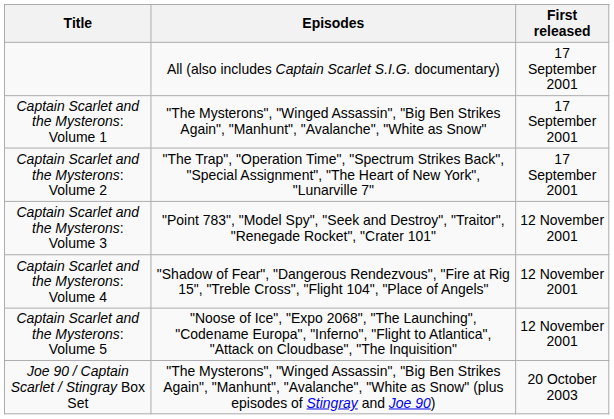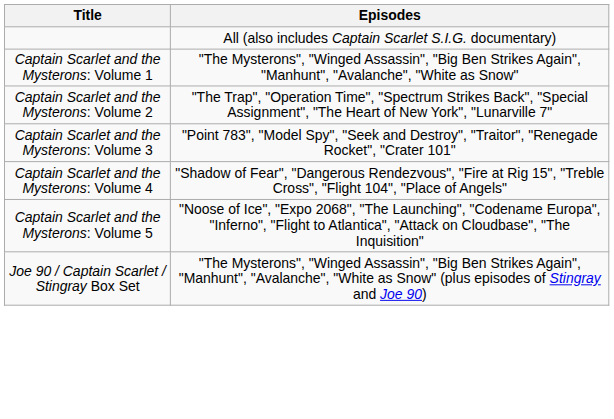- column: (562, 24)
